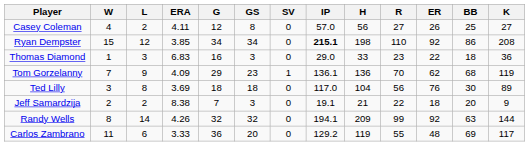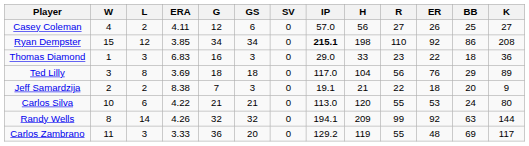(252, 27) 8 -> (252, 27) 6
- row: (47, 73)
(471, 88) 30 -> (471, 73) 29
+ row: (47, 103)
(145, 133) 6 -> (145, 133) 3
